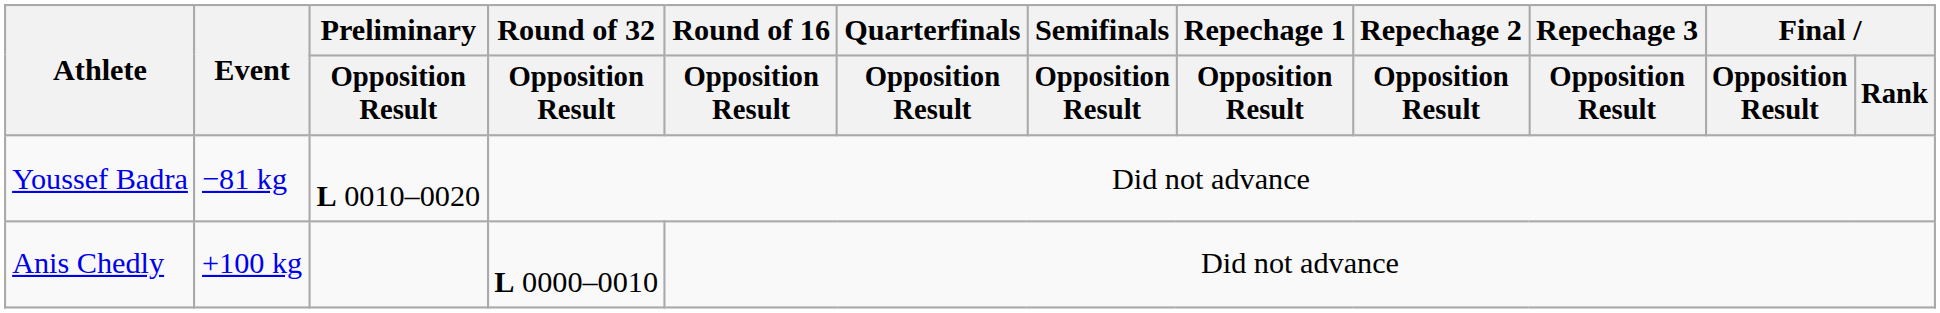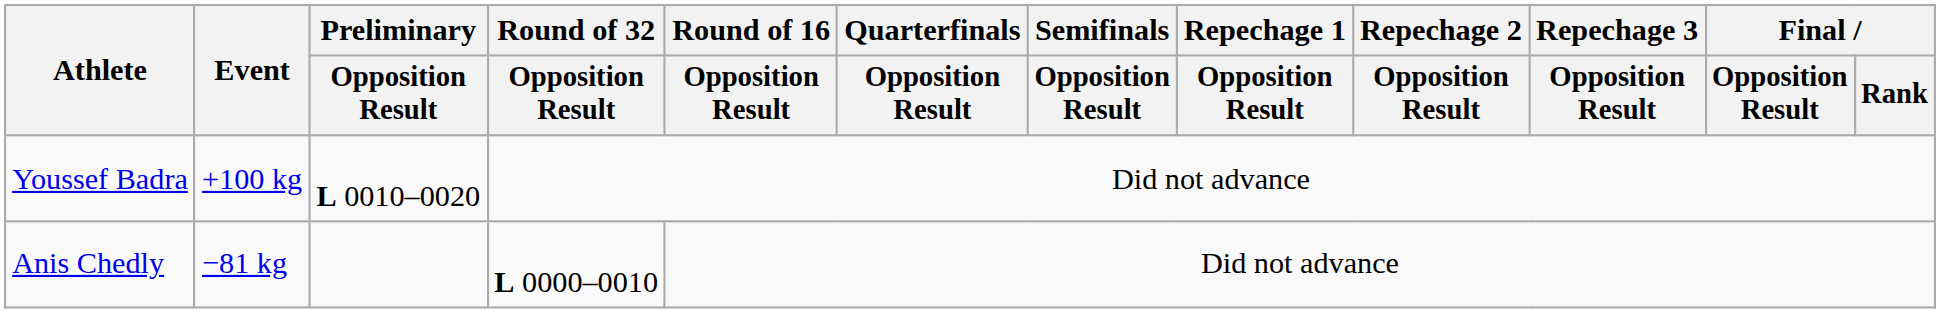(245, 178) −81 kg -> (252, 178) +100 kg
(252, 263) +100 kg -> (245, 263) −81 kg
